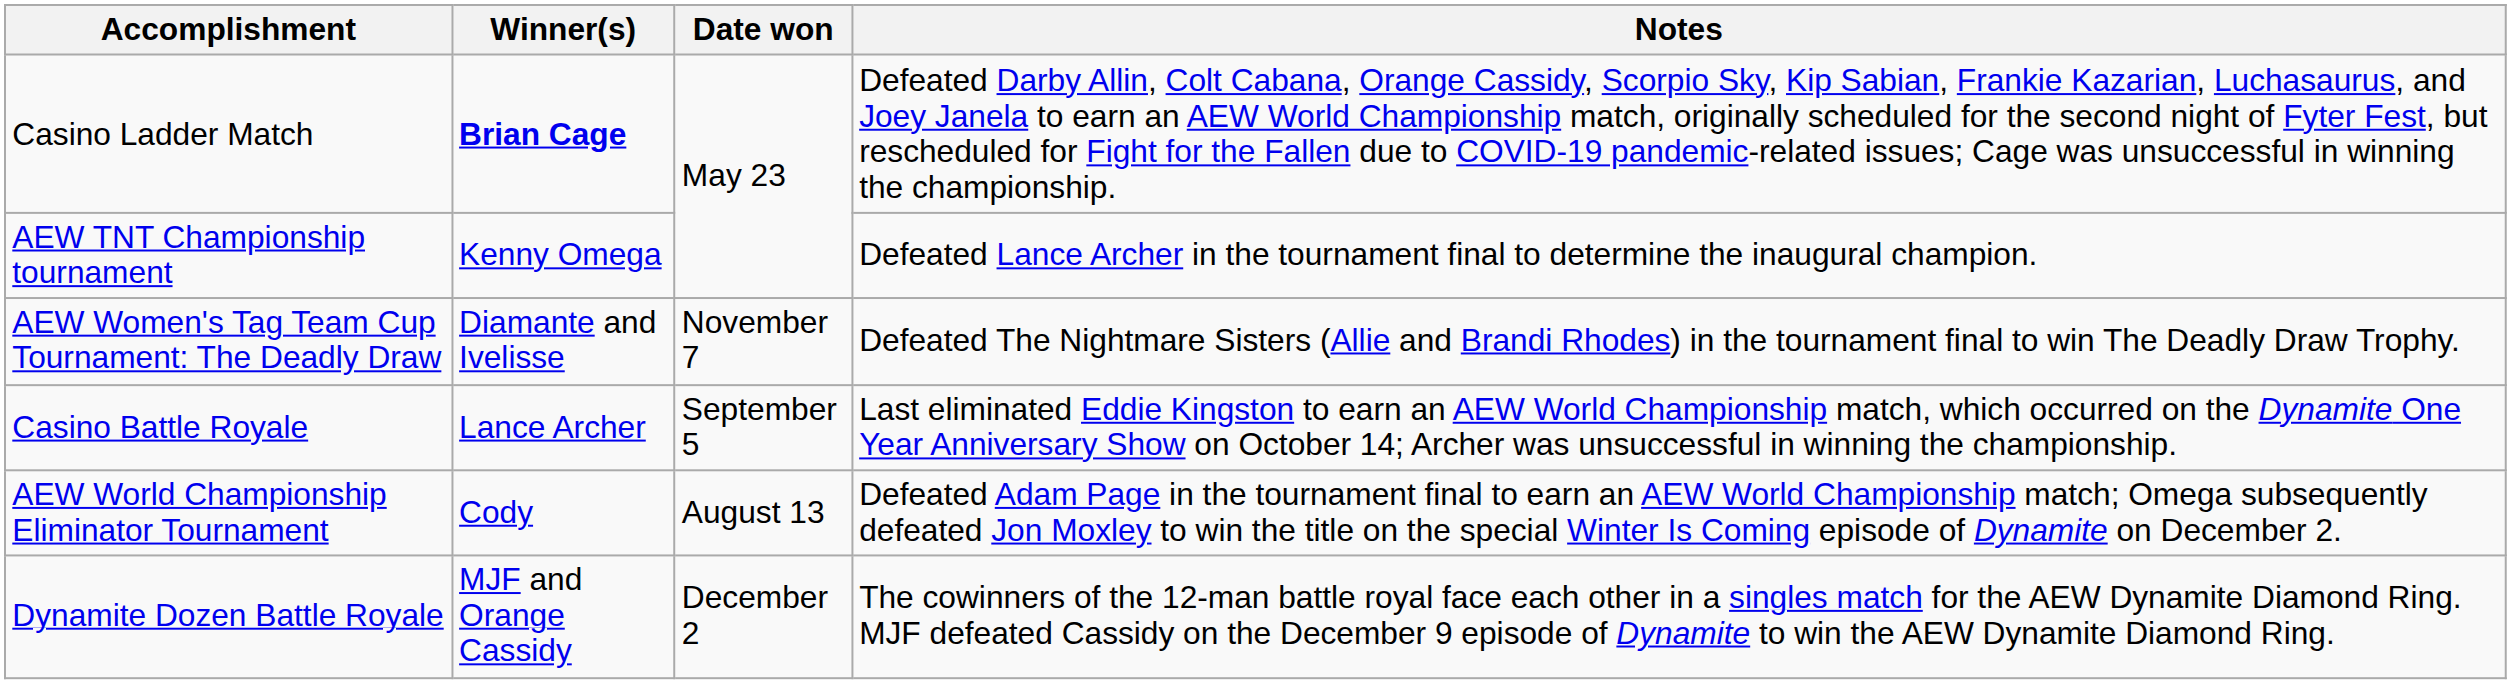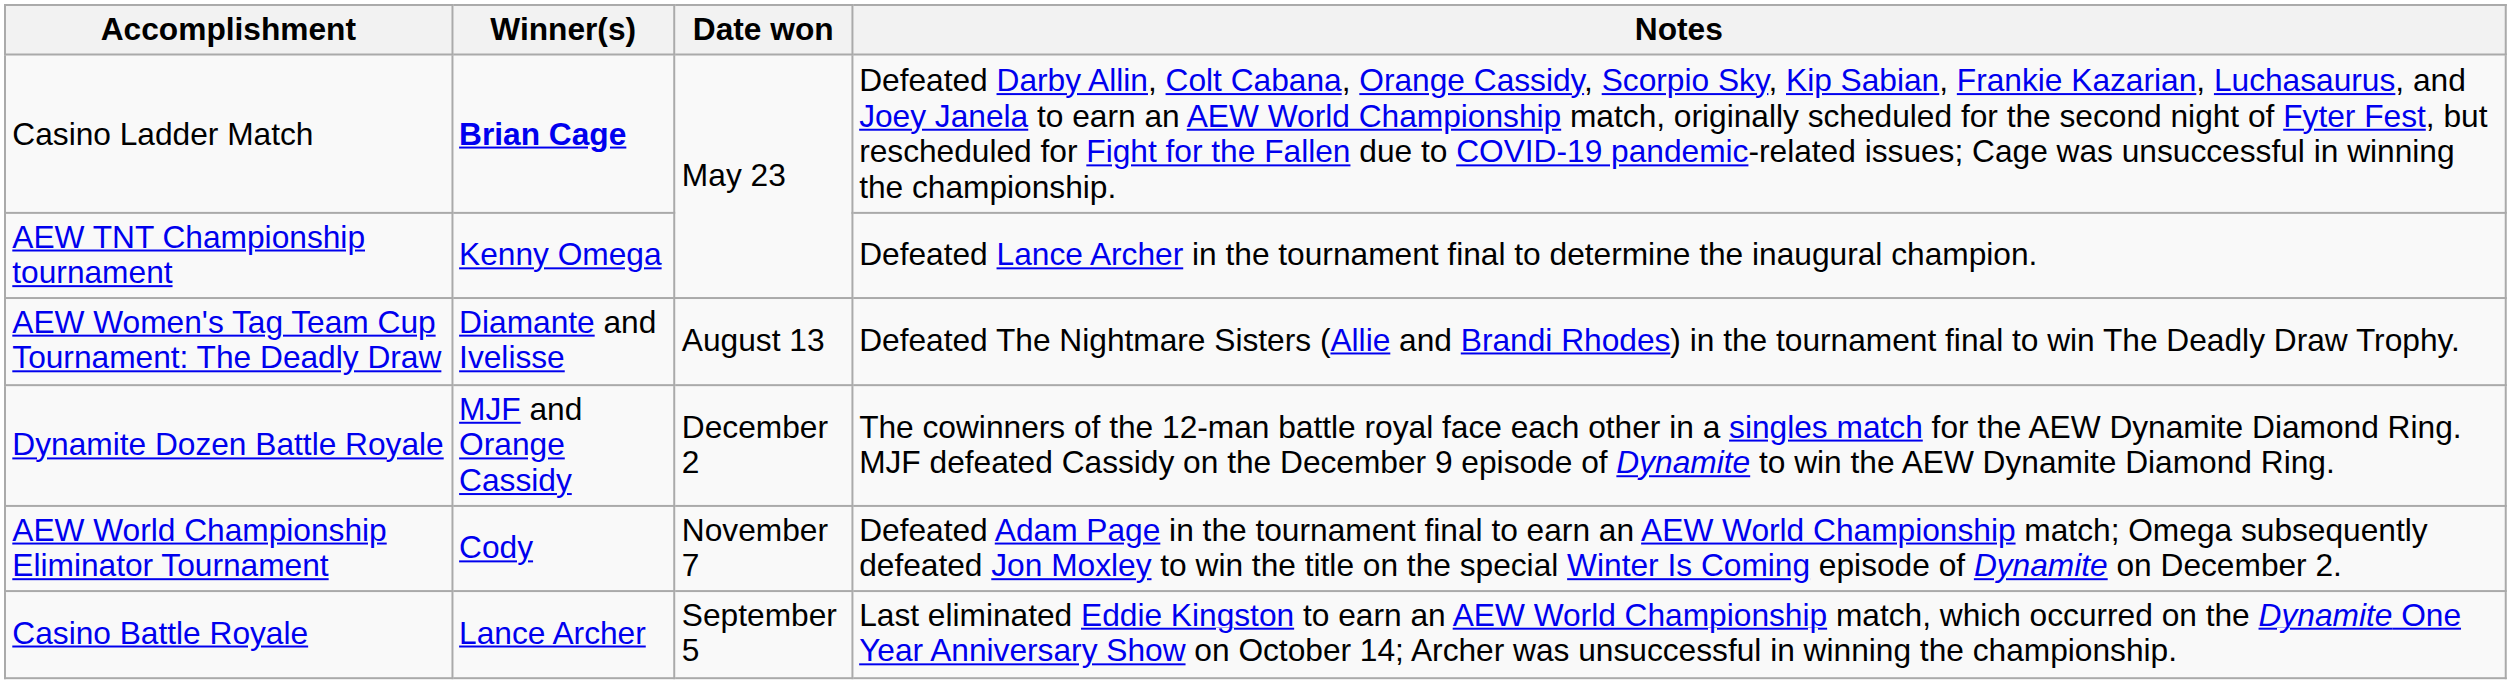(755, 340) November 7 -> (753, 340) August 13
rows swapped: (160, 426) <-> (228, 616)
(753, 512) August 13 -> (755, 548) November 7
